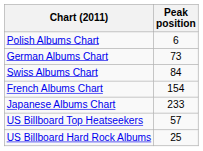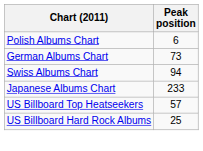(176, 72) 84 -> (176, 72) 94
- row: (55, 89)
